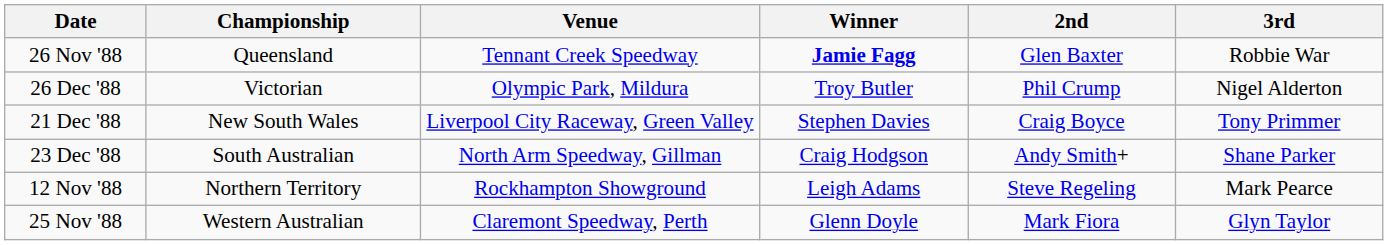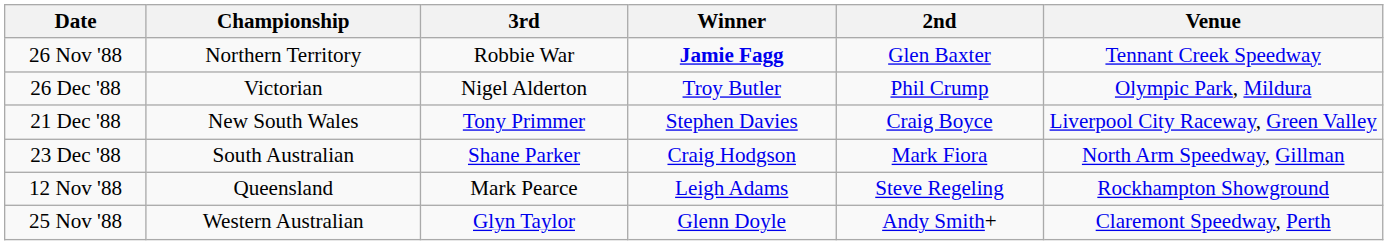columns swapped: (590, 21) <-> (1279, 21)
(283, 54) Queensland -> (283, 54) Northern Territory
(1071, 155) Andy Smith+ -> (939, 155) Mark Fiora
(283, 188) Northern Territory -> (283, 188) Queensland
(1071, 222) Mark Fiora -> (939, 222) Andy Smith+
